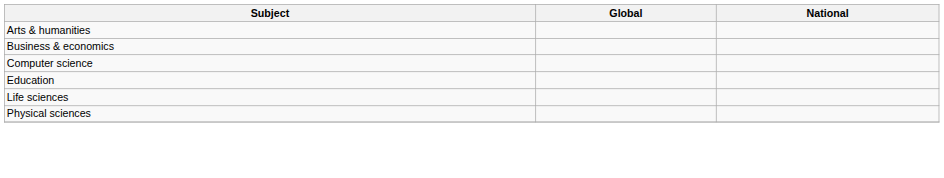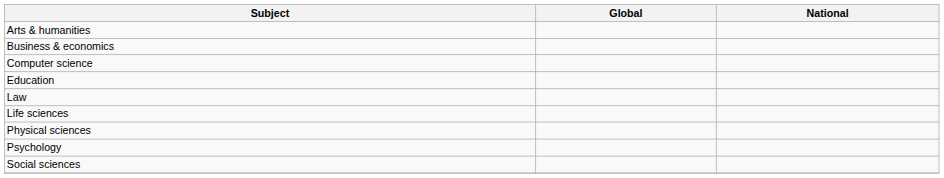+ row: (17, 97)
+ row: (34, 148)
+ row: (44, 165)
